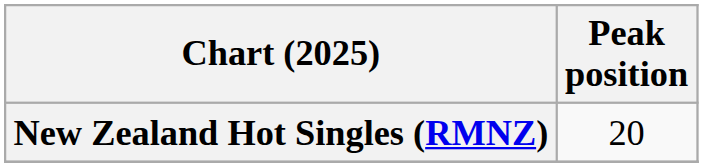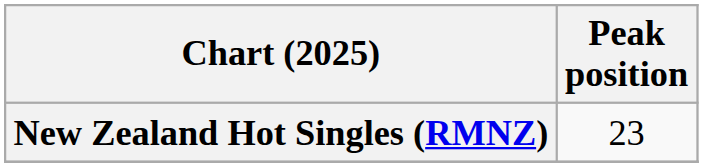(627, 131) 20 -> (627, 131) 23
